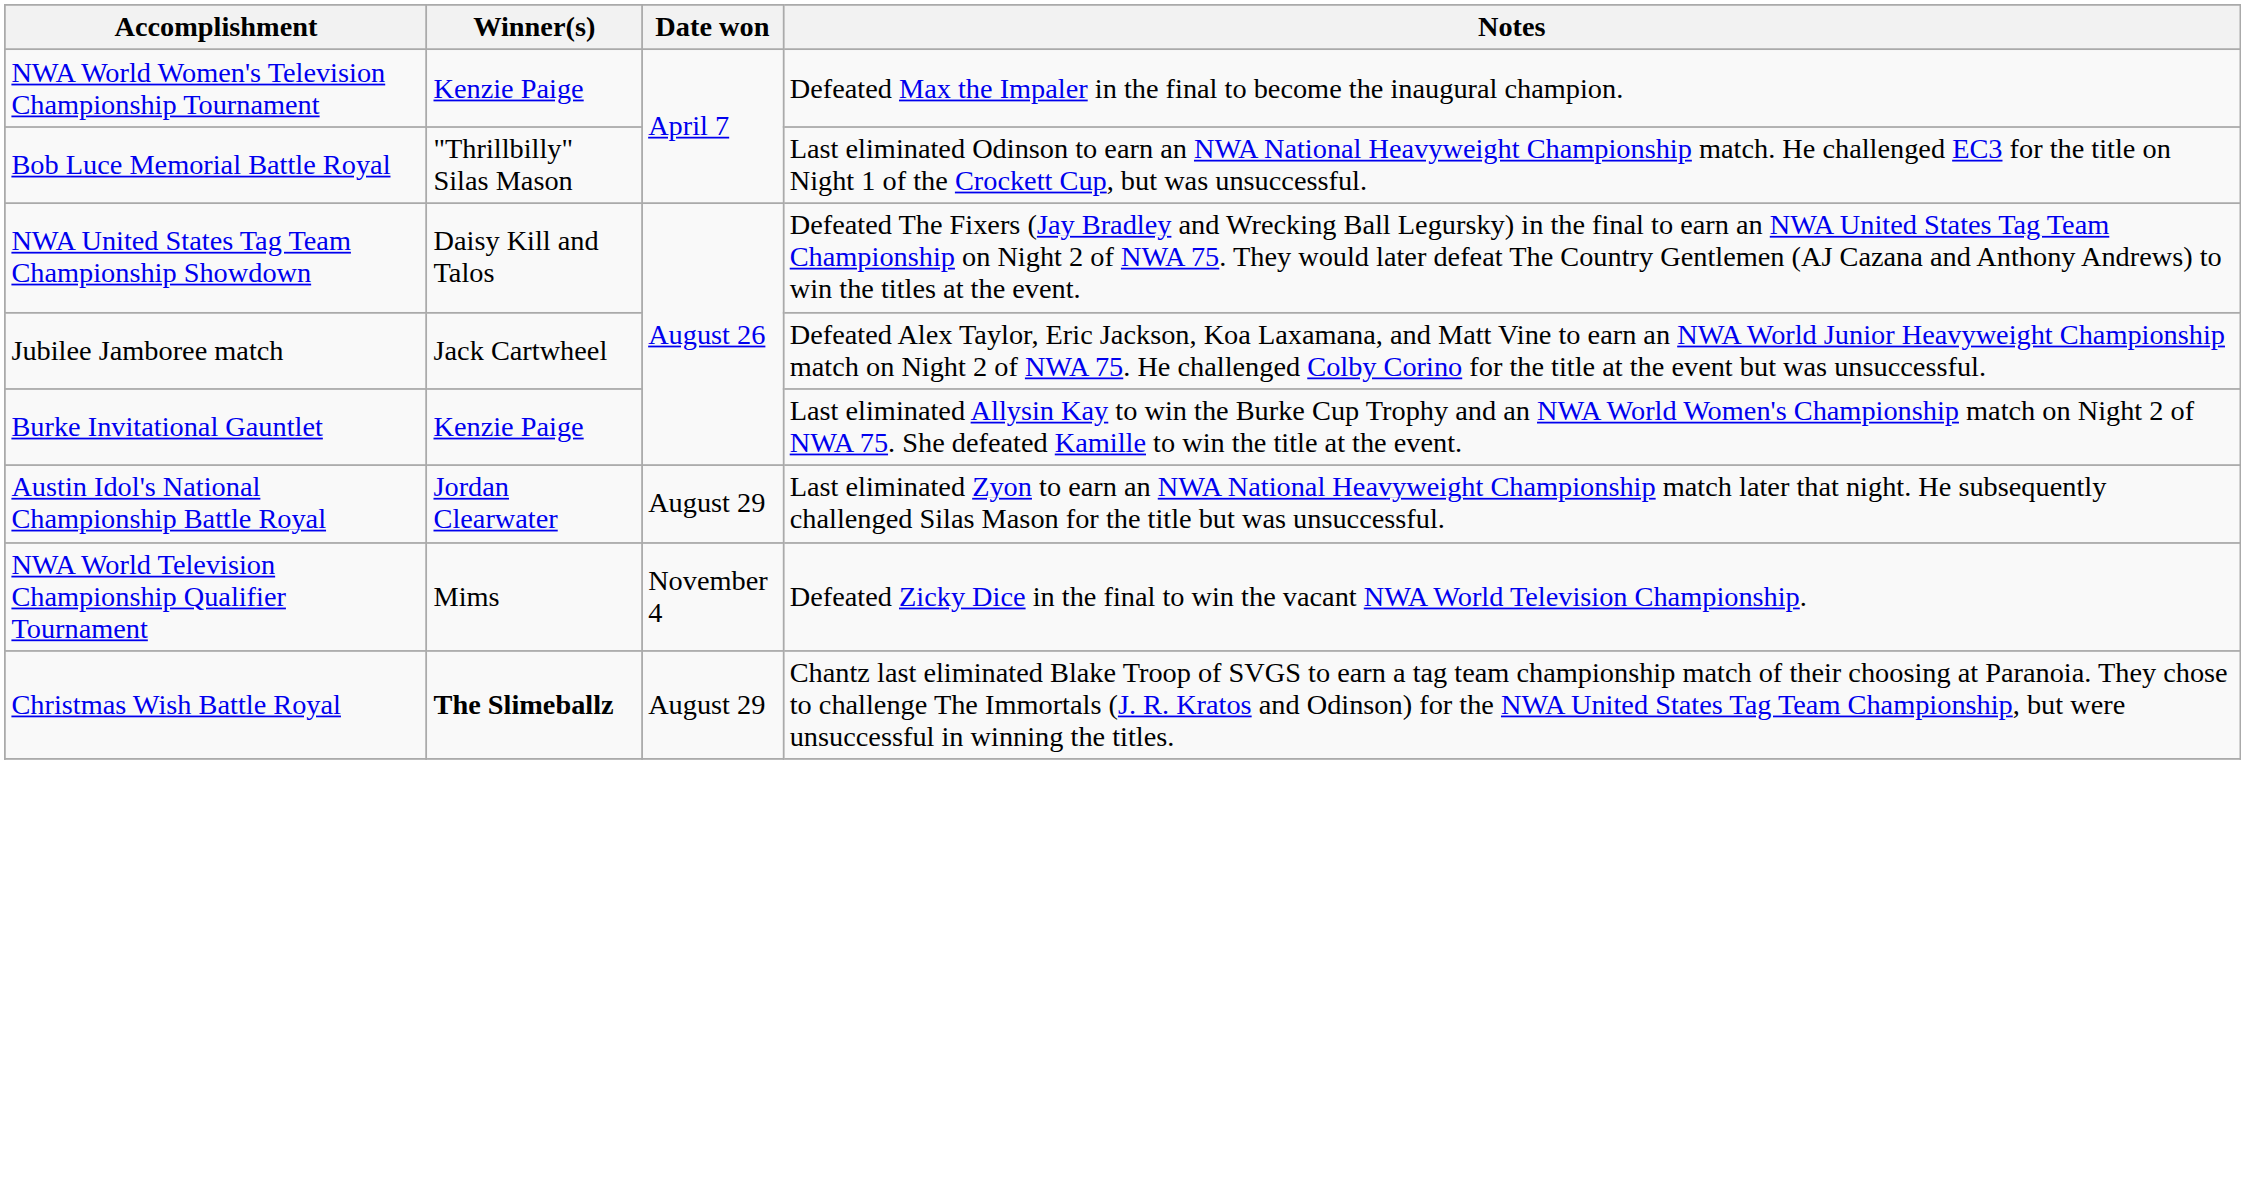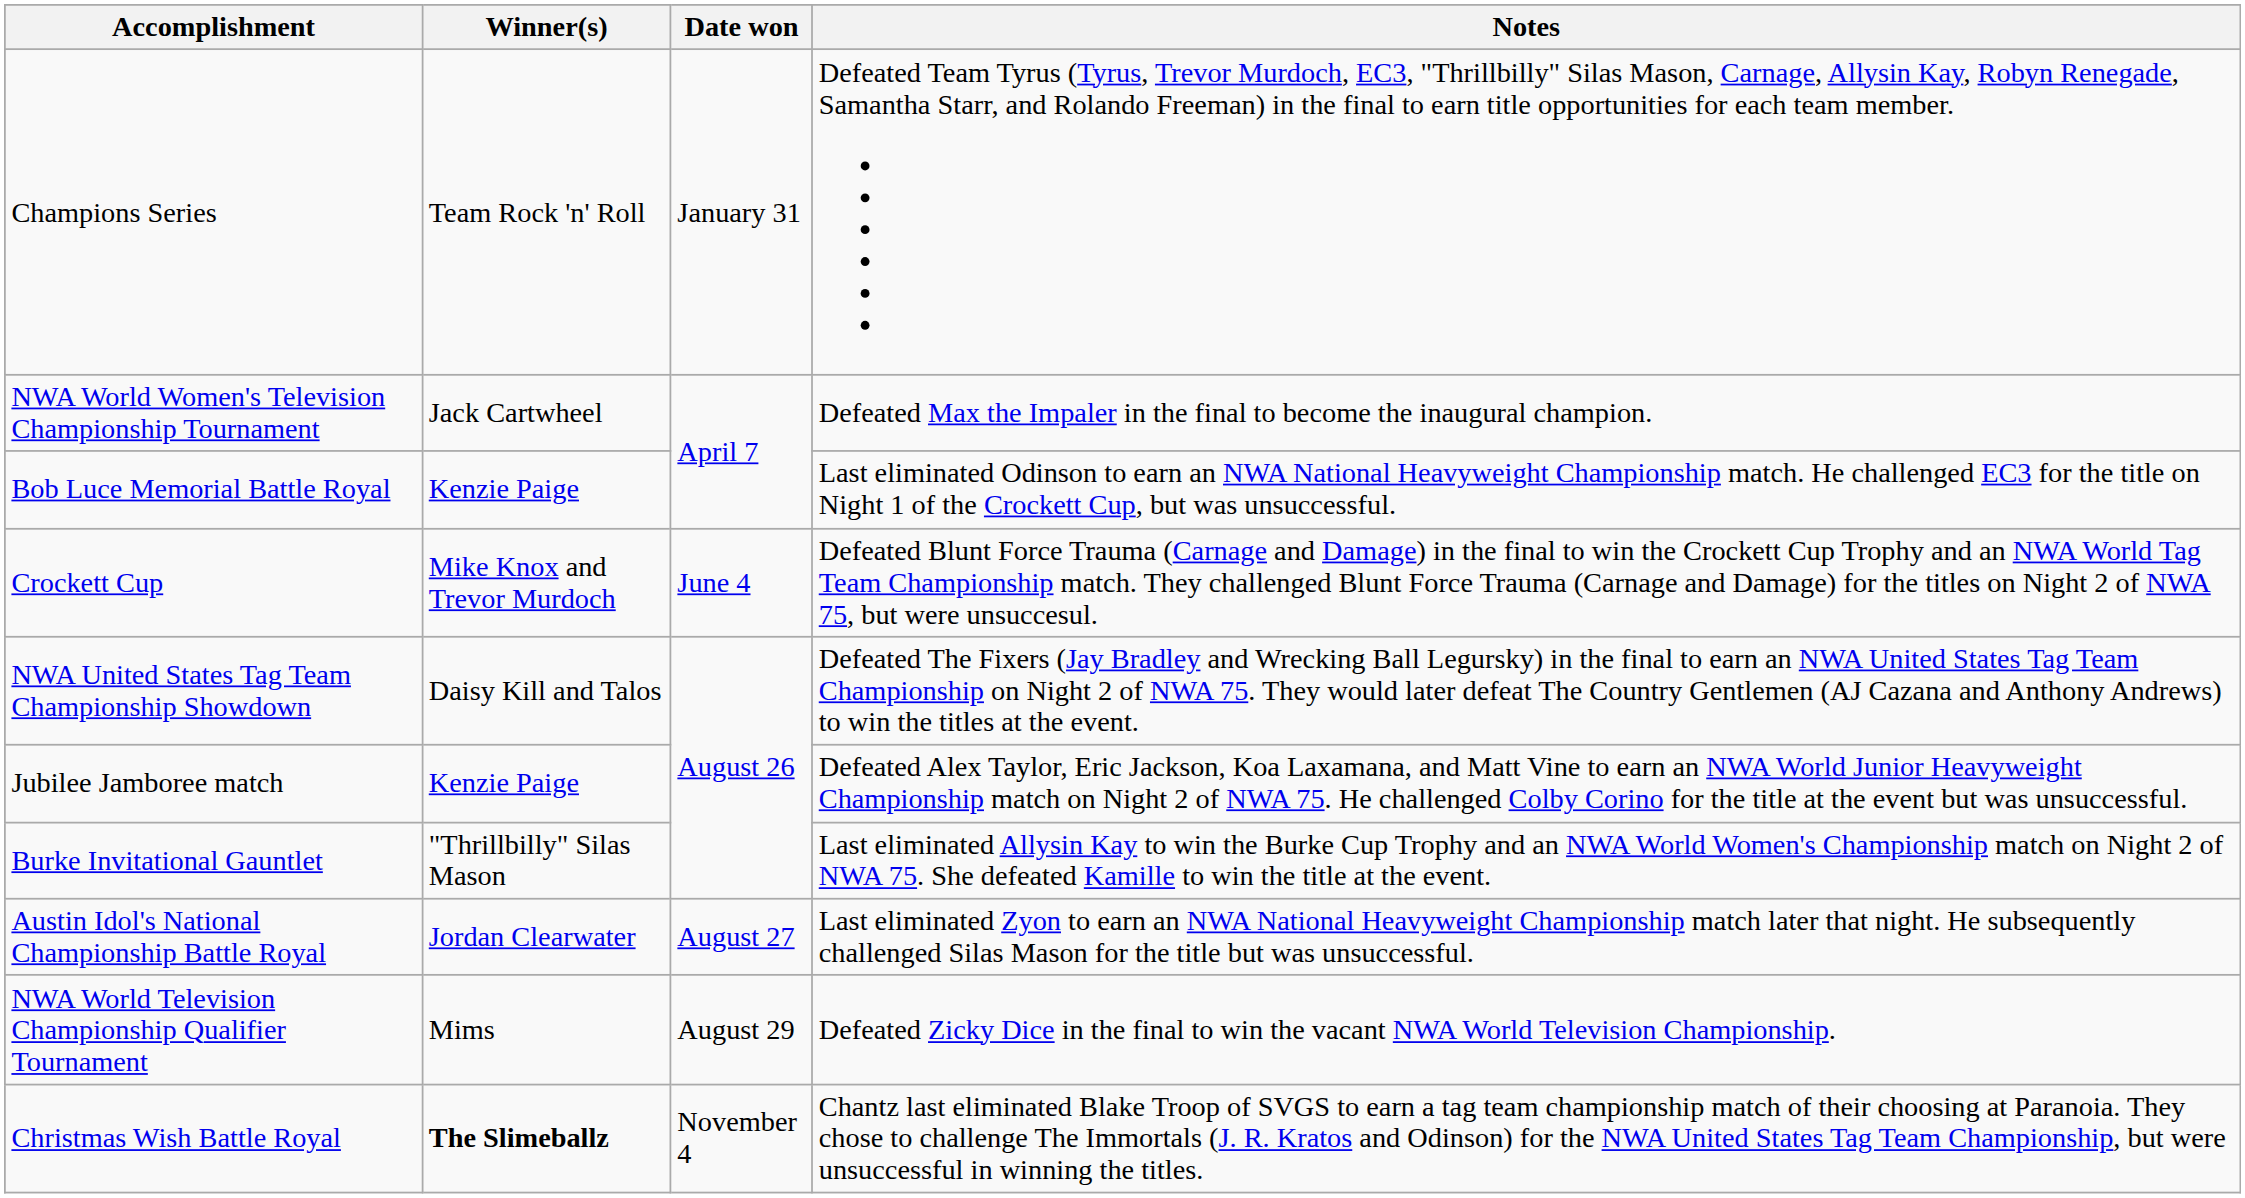+ row: (114, 211)
(509, 87) Kenzie Paige -> (516, 412) Jack Cartwheel
(503, 164) "Thrillbilly" Silas Mason -> (504, 489) Kenzie Paige
+ row: (87, 581)
(520, 349) Jack Cartwheel -> (504, 783) Kenzie Paige
(509, 426) Kenzie Paige -> (530, 859) "Thrillbilly" Silas Mason
(707, 503) August 29 -> (736, 936) August 27
(708, 596) November 4 -> (736, 1029) August 29
(707, 704) August 29 -> (737, 1138) November 4
